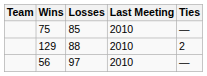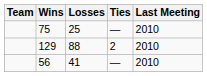columns swapped: (190, 12) <-> (142, 12)
(74, 29) 85 -> (74, 29) 25
(74, 63) 97 -> (74, 63) 41
